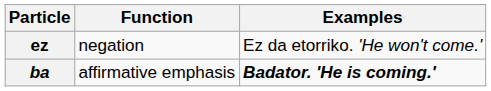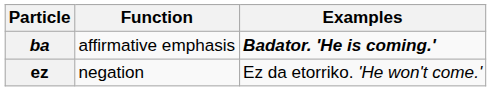rows swapped: (40, 72) <-> (40, 45)
